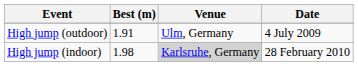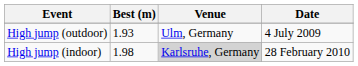(123, 33) 1.91 -> (123, 33) 1.93
